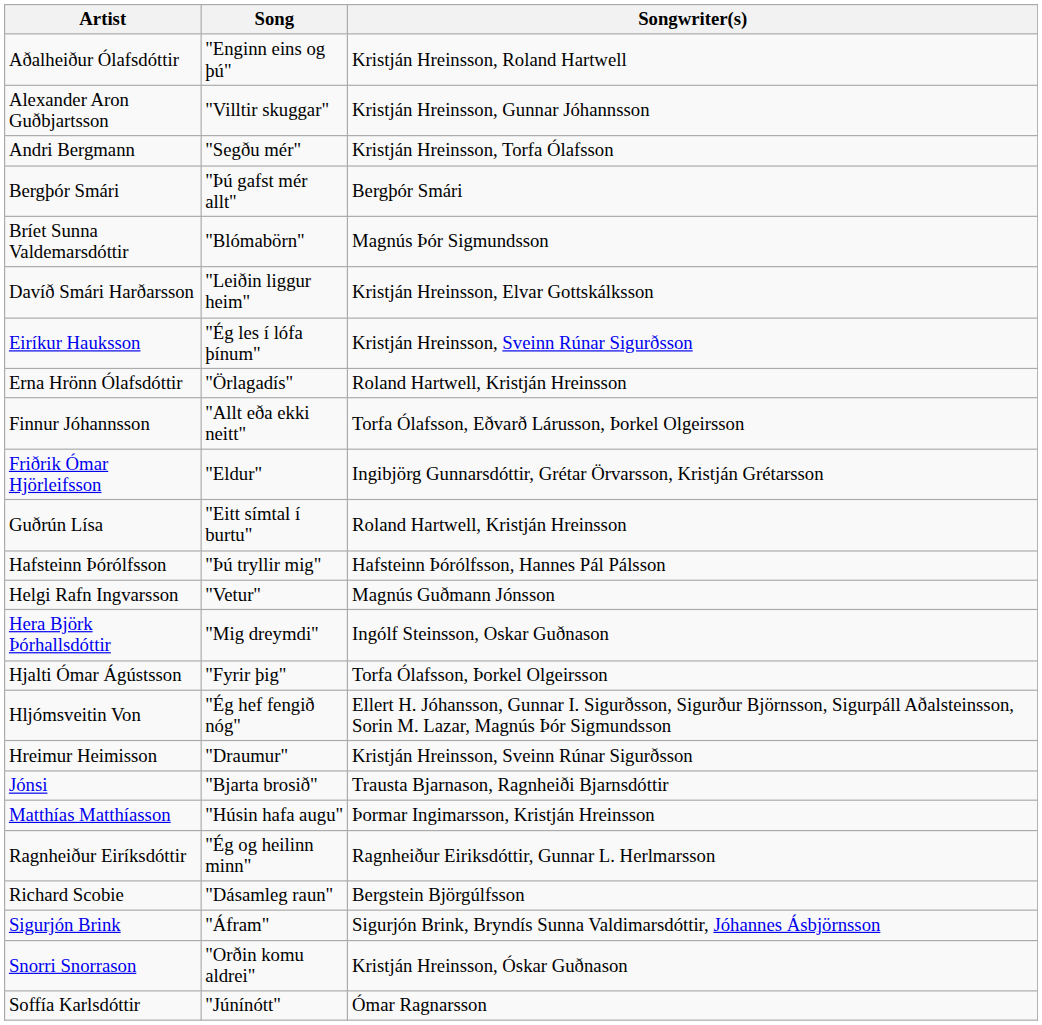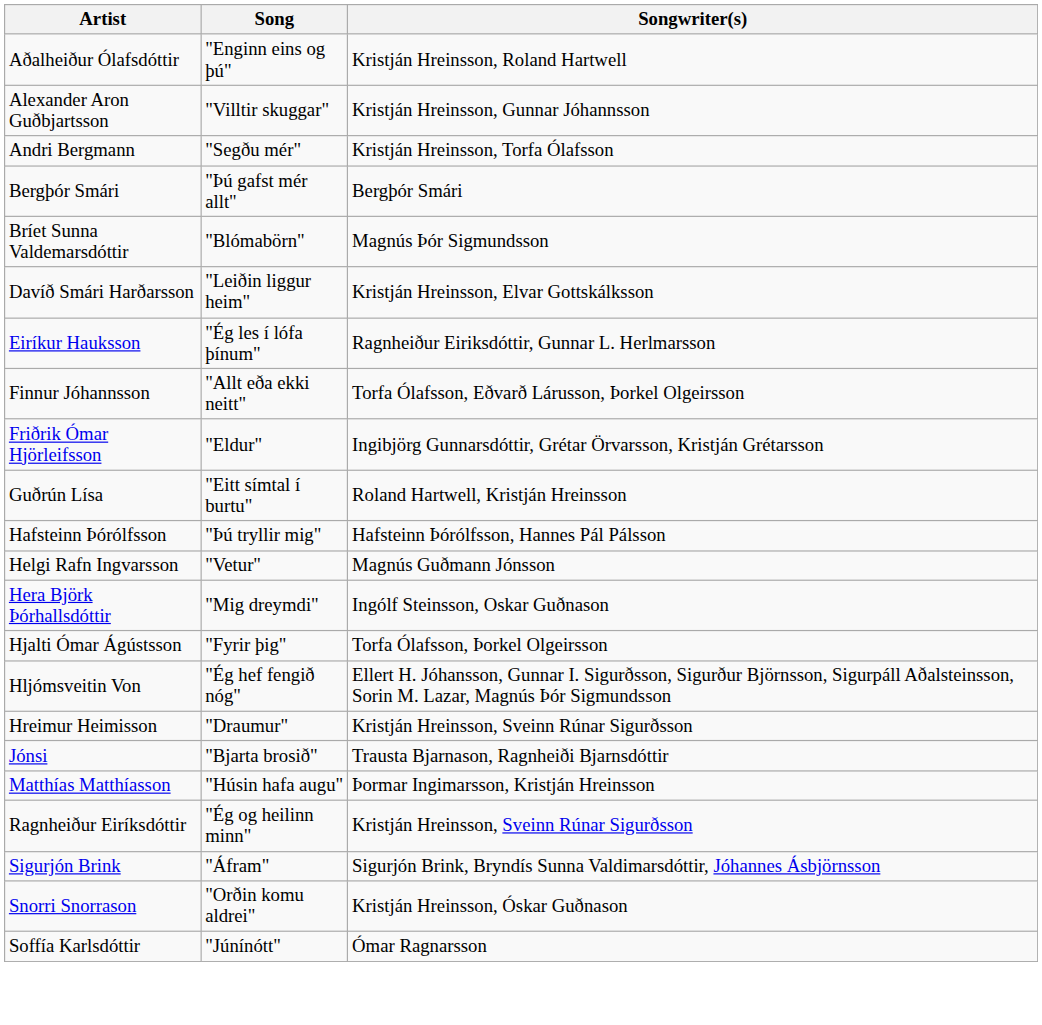(522, 342) Kristján Hreinsson, Sveinn Rúnar Sigurðsson -> (534, 342) Ragnheiður Eiriksdóttir, Gunnar L. Herlmarsson
- row: (96, 383)
(534, 855) Ragnheiður Eiriksdóttir, Gunnar L. Herlmarsson -> (522, 825) Kristján Hreinsson, Sveinn Rúnar Sigurðsson
- row: (66, 895)
